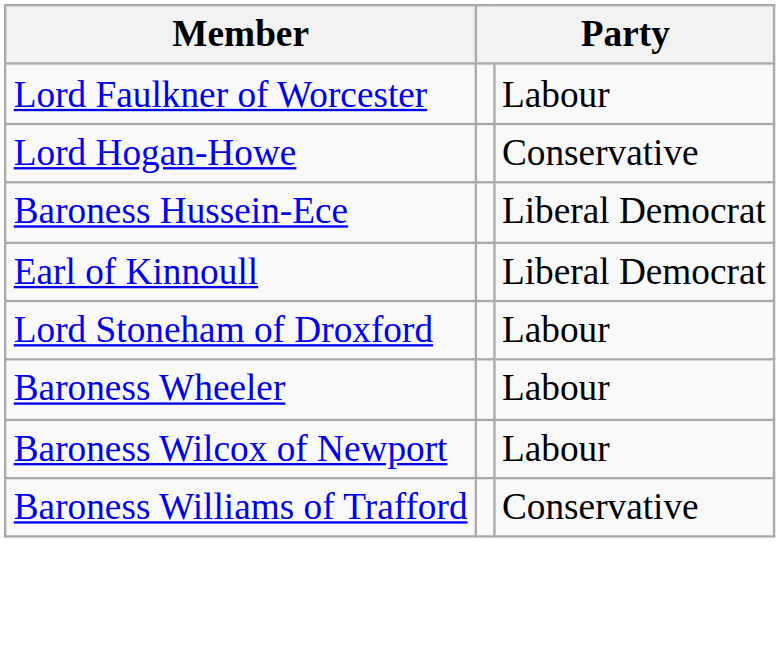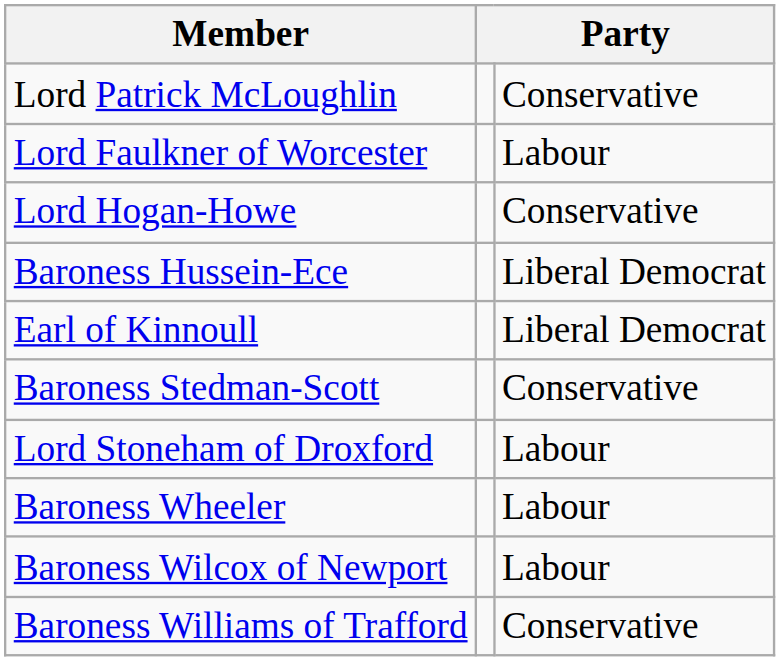+ row: (205, 93)
+ row: (197, 388)
